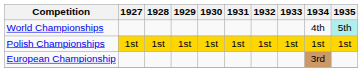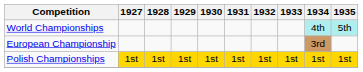(318, 28) no background -> (318, 28) paleturquoise background
rows swapped: (61, 59) <-> (56, 43)
